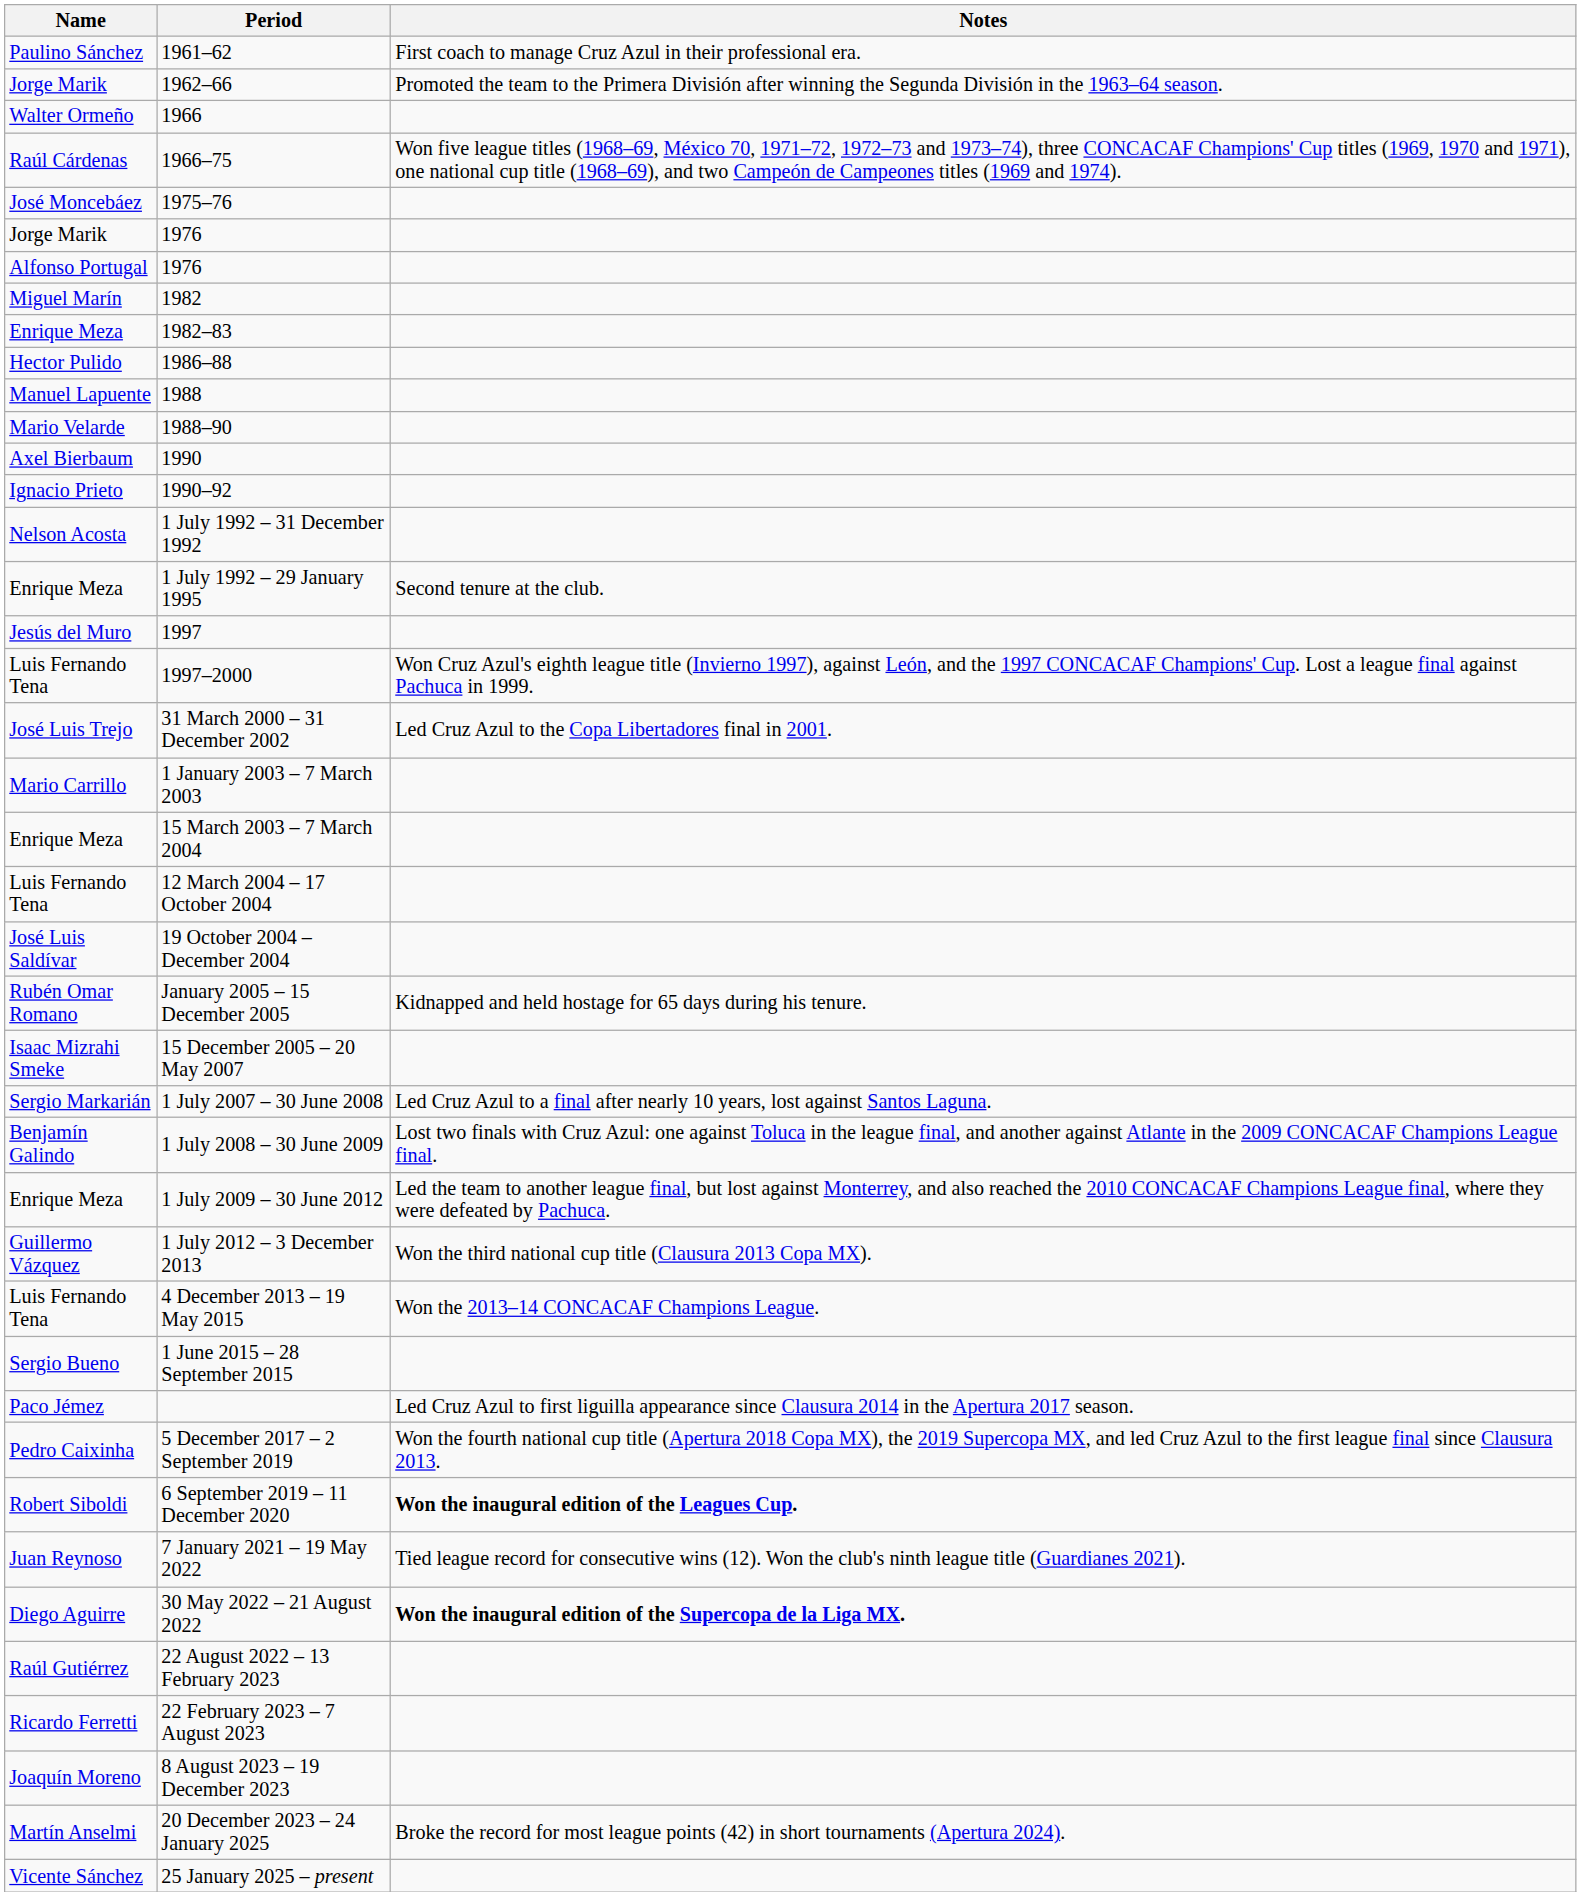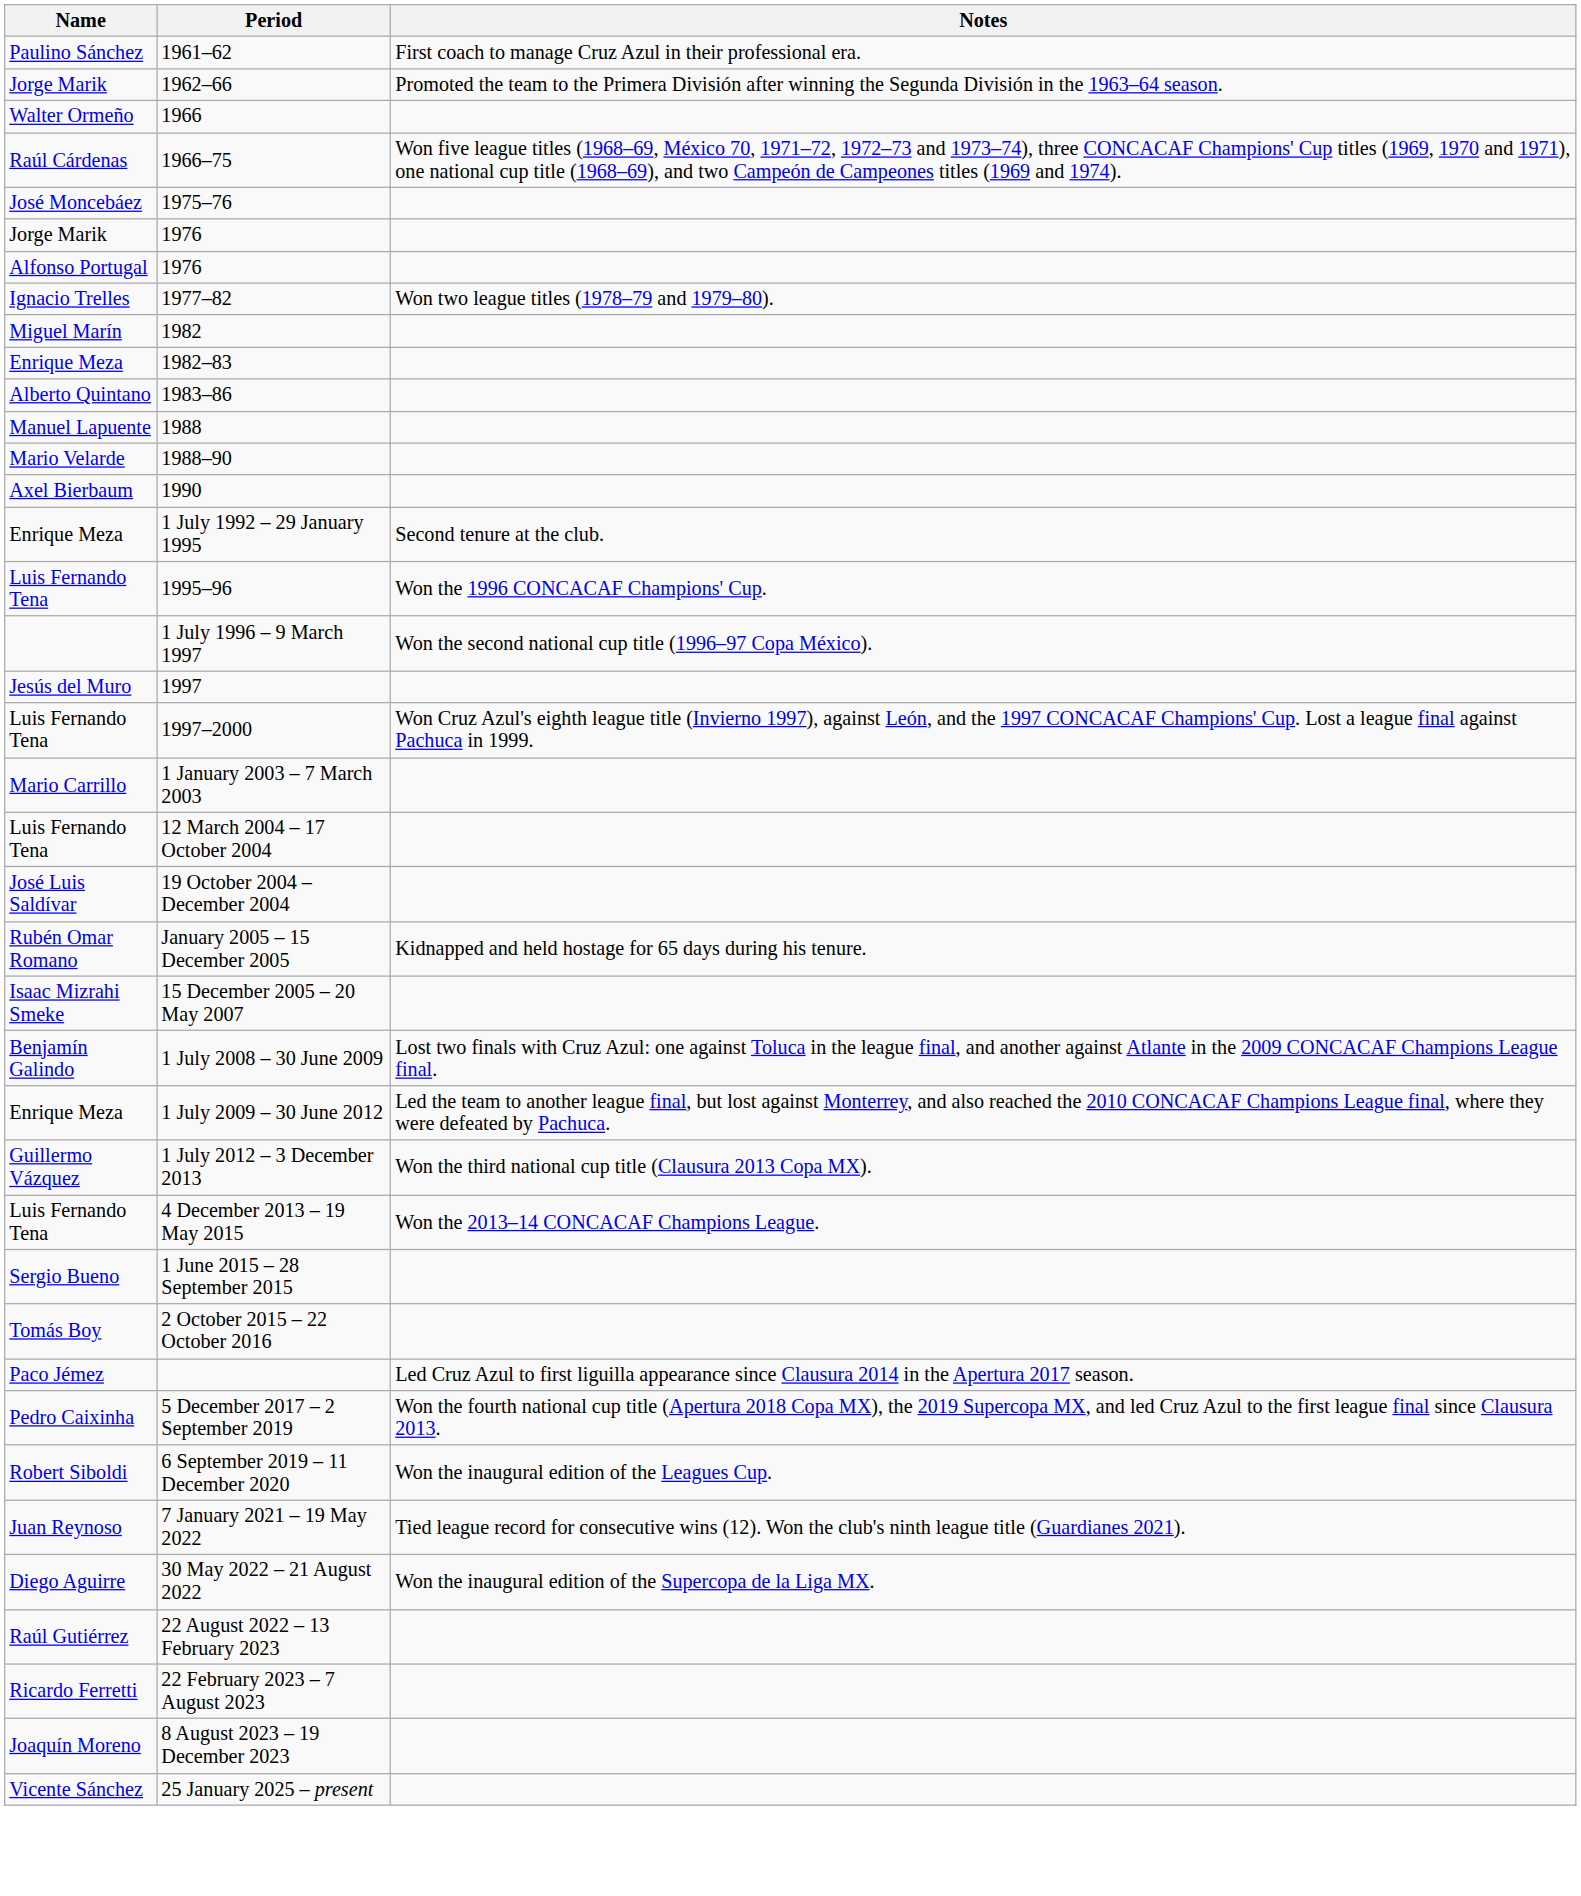+ row: (69, 298)
+ row: (80, 394)
- row: (66, 362)
- row: (66, 490)
- row: (68, 534)
+ row: (68, 588)
+ row: (81, 644)
- row: (71, 730)
- row: (66, 839)
- row: (80, 1101)
+ row: (55, 1331)
(596, 1504) bold -> (584, 1472) normal
(650, 1613) bold -> (635, 1581) normal
- row: (73, 1832)
